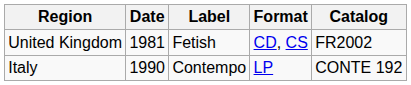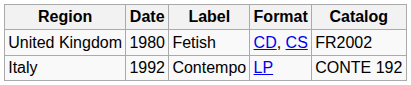(147, 42) 1981 -> (147, 42) 1980
(147, 67) 1990 -> (147, 67) 1992
